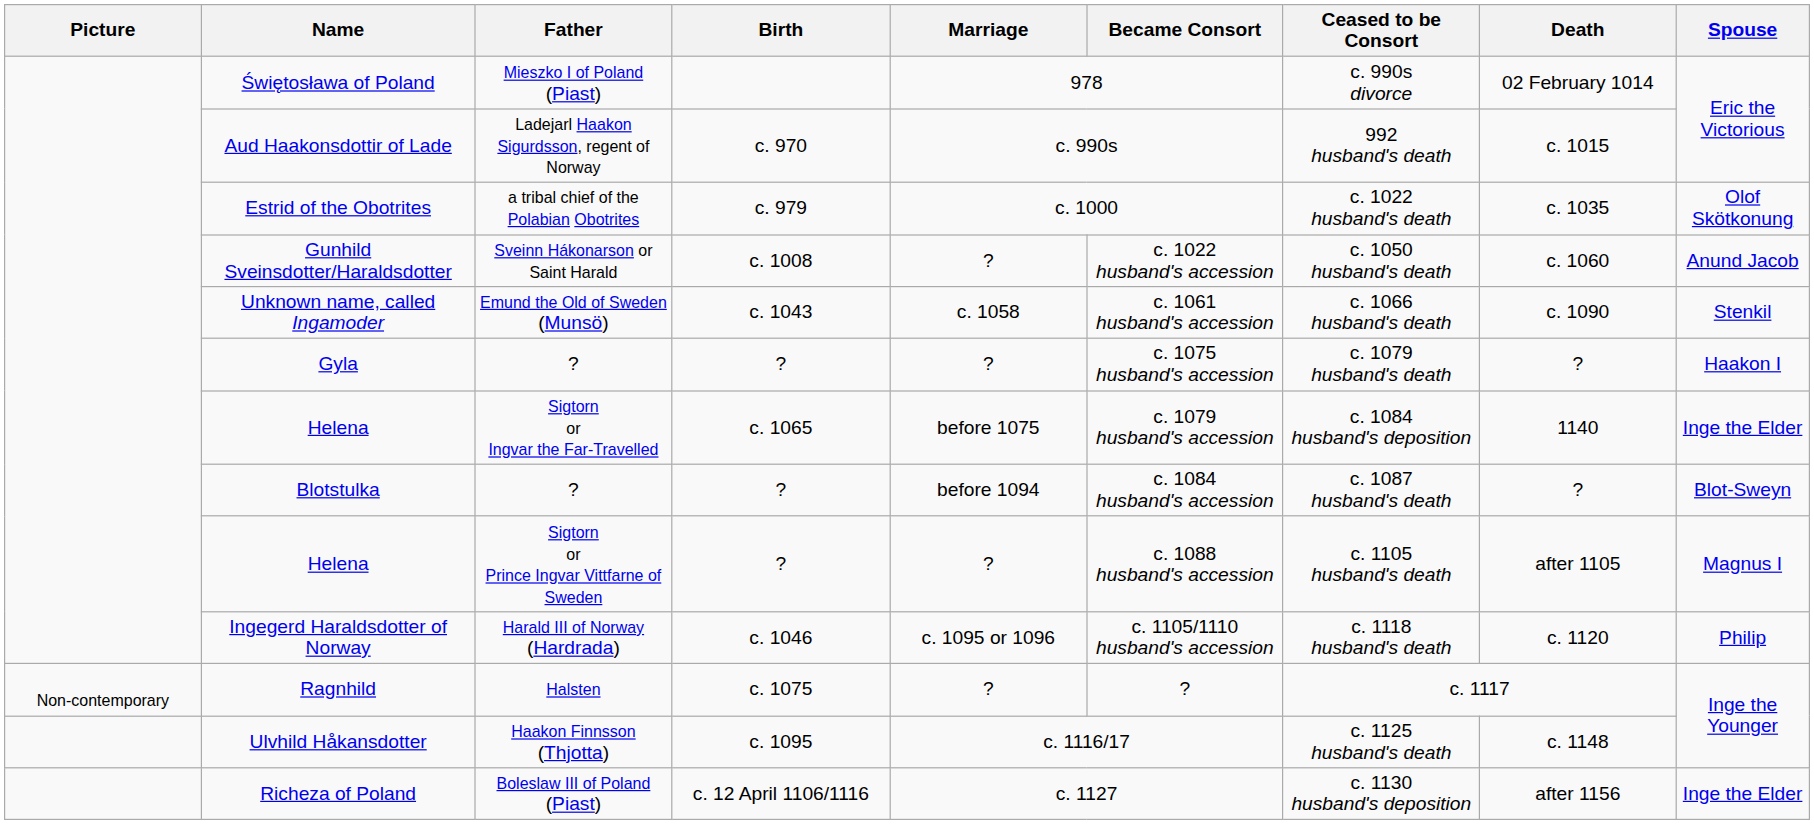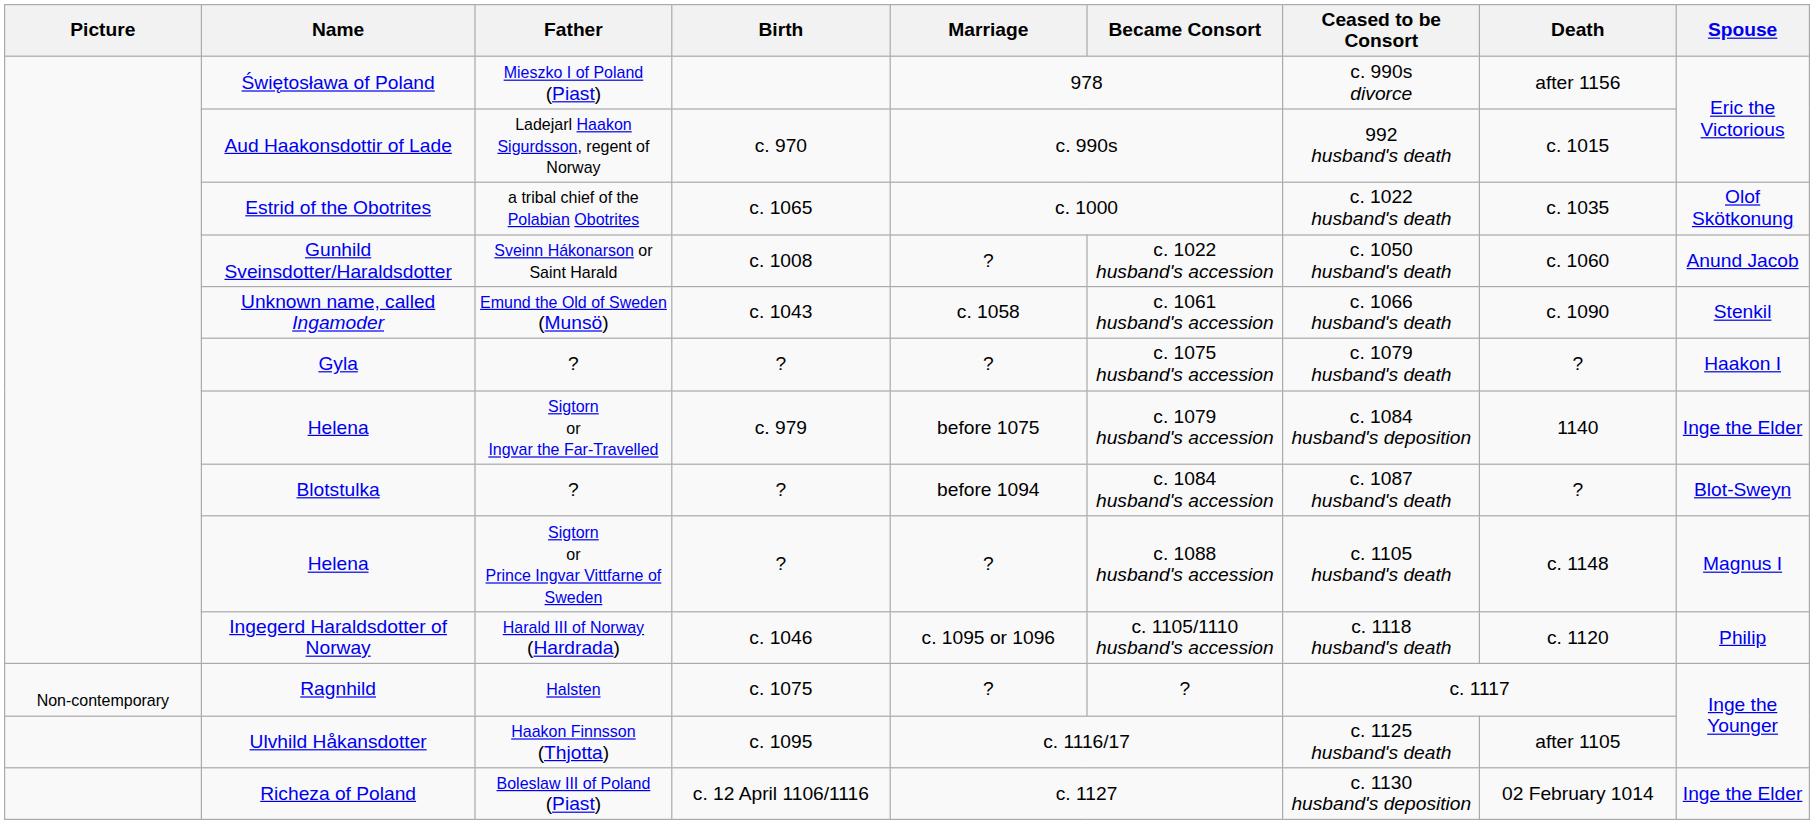(1578, 82) 02 February 1014 -> (1578, 82) after 1156
(781, 208) c. 979 -> (781, 208) c. 1065
(781, 427) c. 1065 -> (781, 427) c. 979
(1578, 563) after 1105 -> (1578, 563) c. 1148
(1578, 741) c. 1148 -> (1578, 741) after 1105
(1578, 793) after 1156 -> (1578, 793) 02 February 1014
